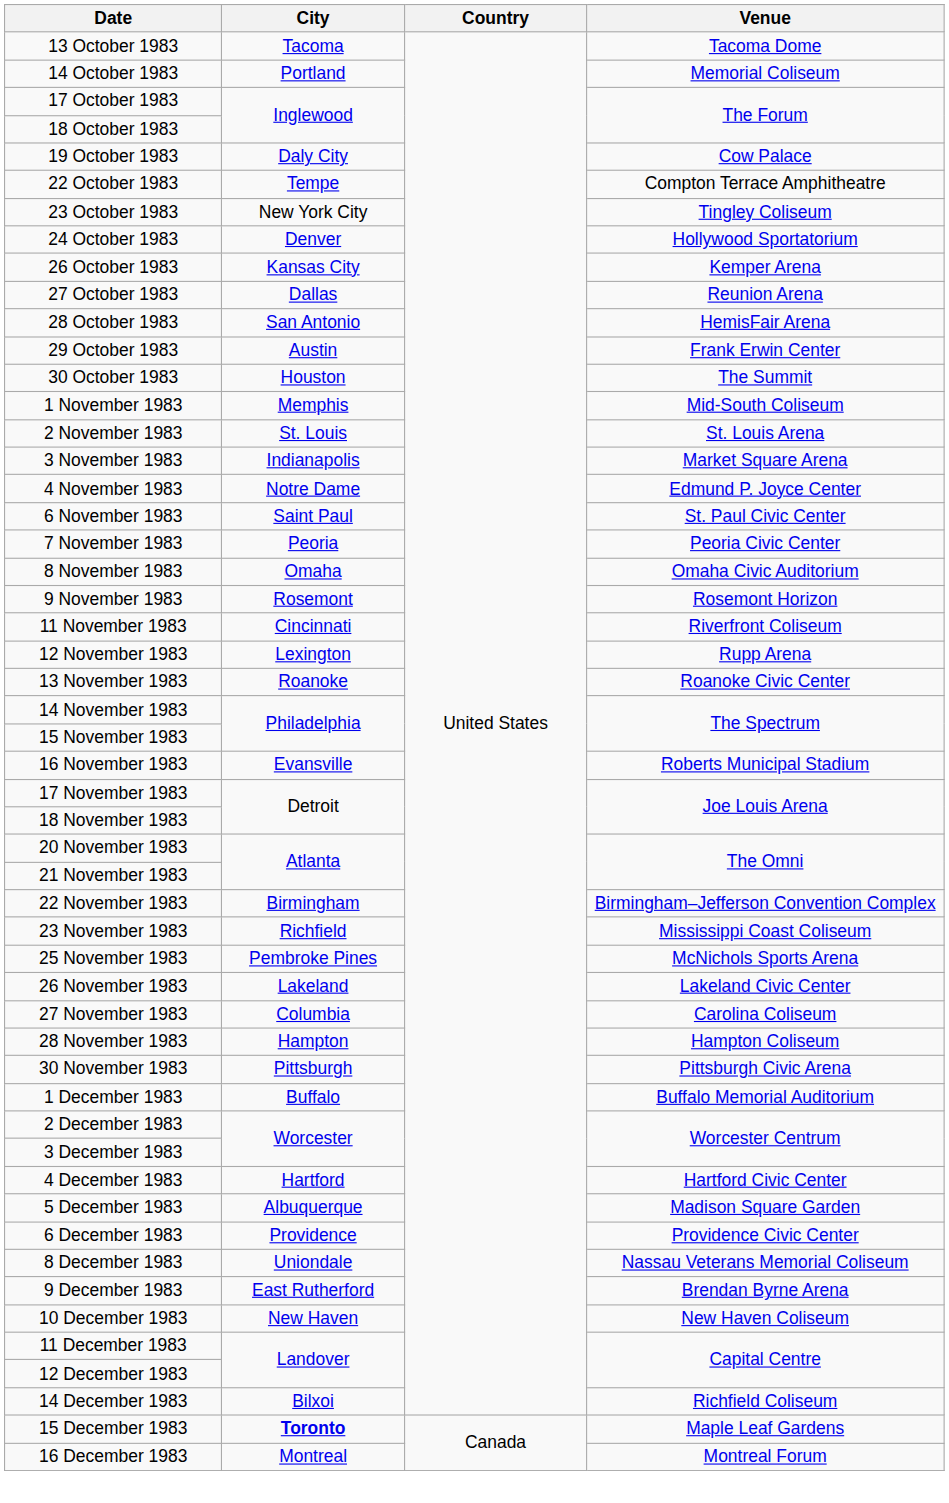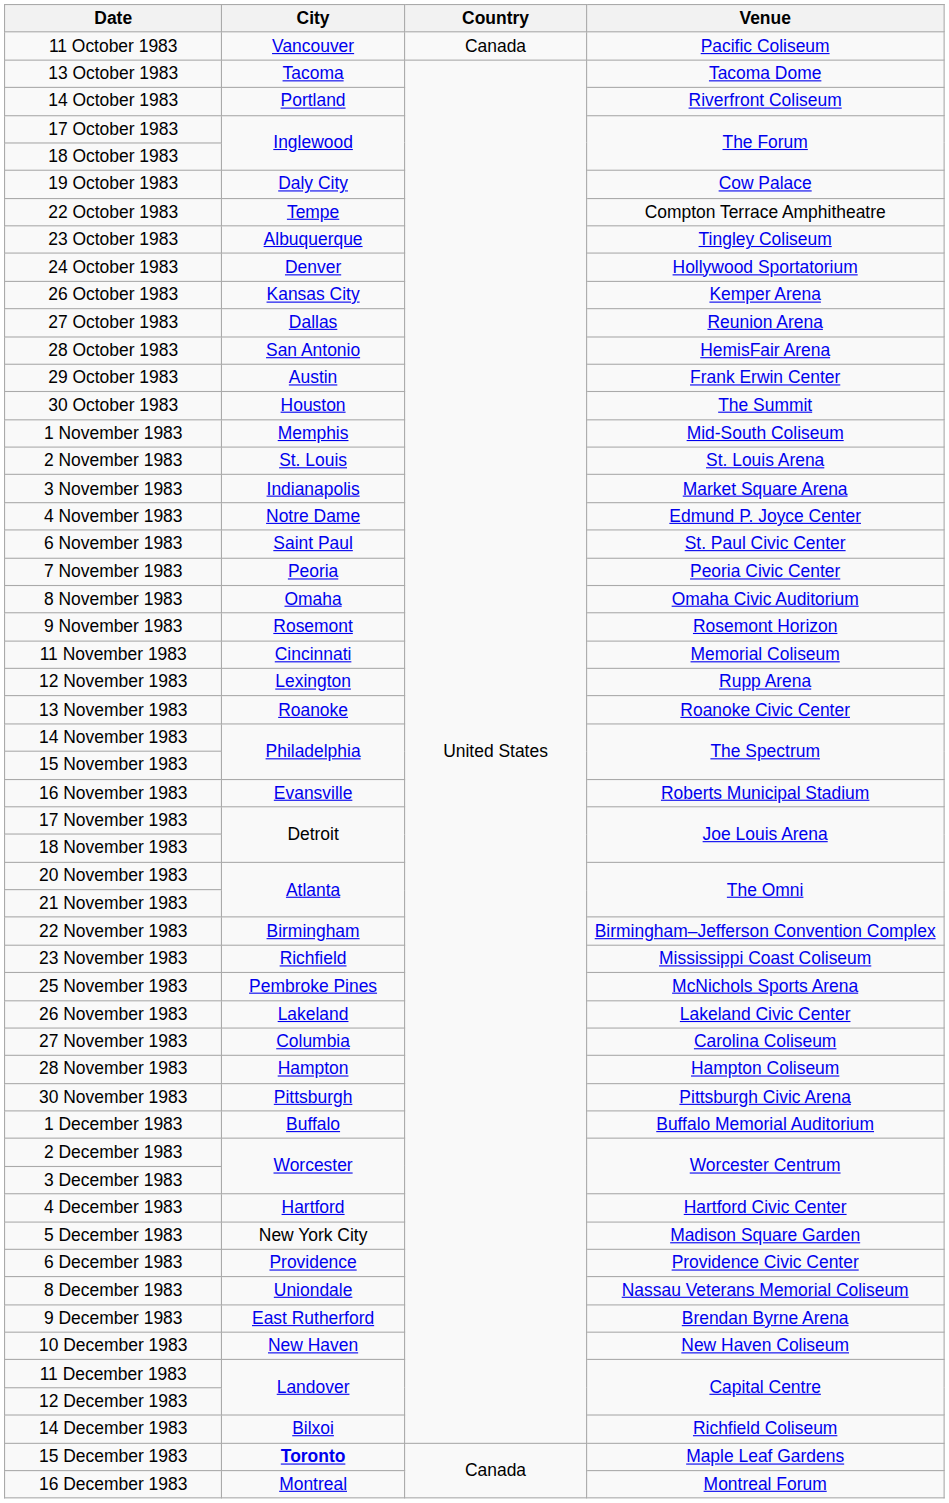+ row: (113, 45)
(765, 73) Memorial Coliseum -> (765, 101) Riverfront Coliseum
(313, 211) New York City -> (313, 239) Albuquerque
(765, 626) Riverfront Coliseum -> (765, 654) Memorial Coliseum
(313, 1207) Albuquerque -> (313, 1235) New York City
